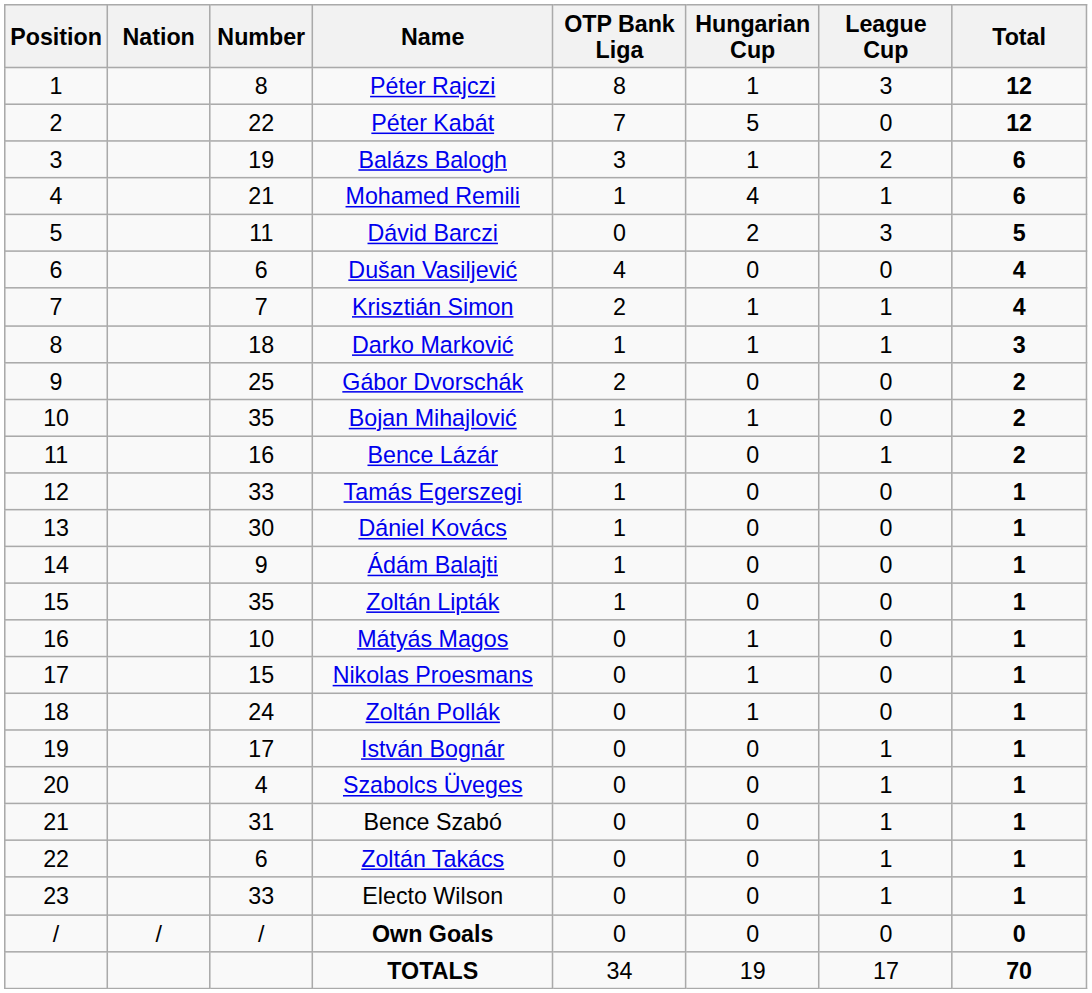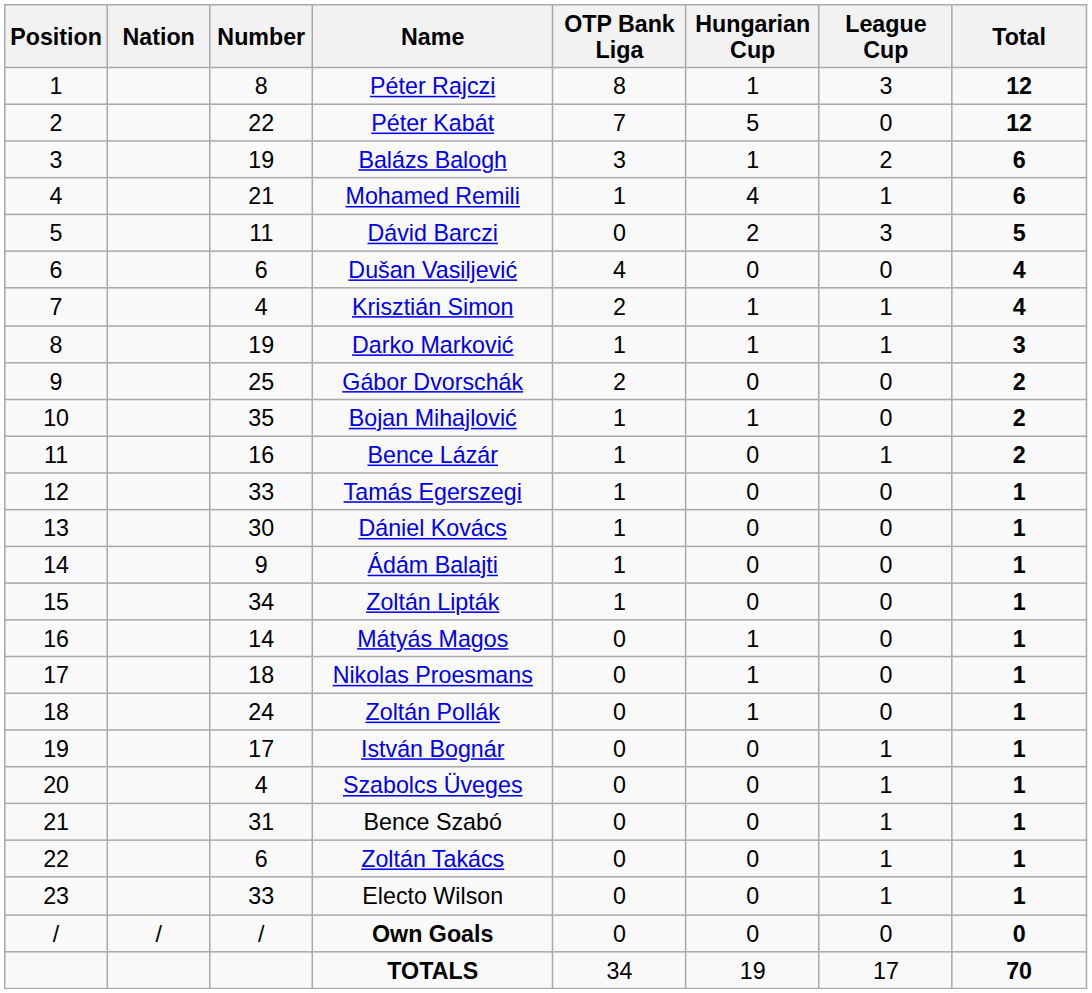(261, 307) 7 -> (261, 307) 4
(261, 344) 18 -> (261, 344) 19
(261, 602) 35 -> (261, 602) 34
(261, 638) 10 -> (261, 638) 14
(261, 675) 15 -> (261, 675) 18
